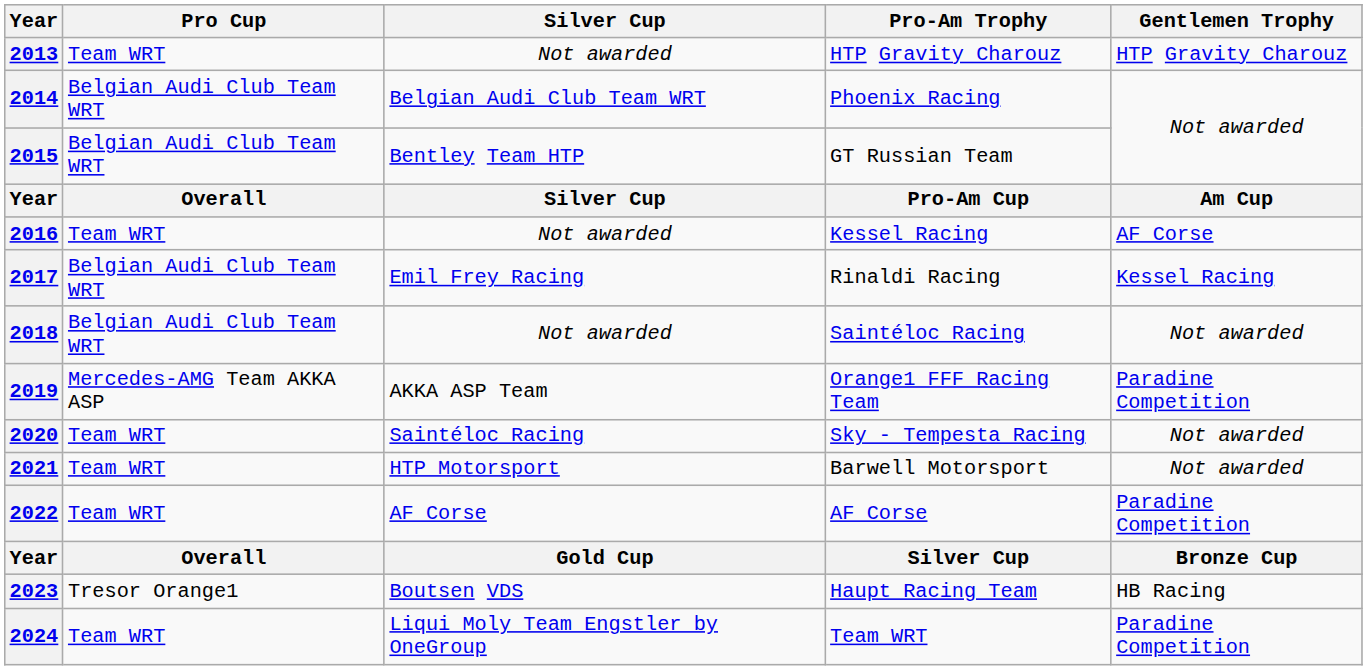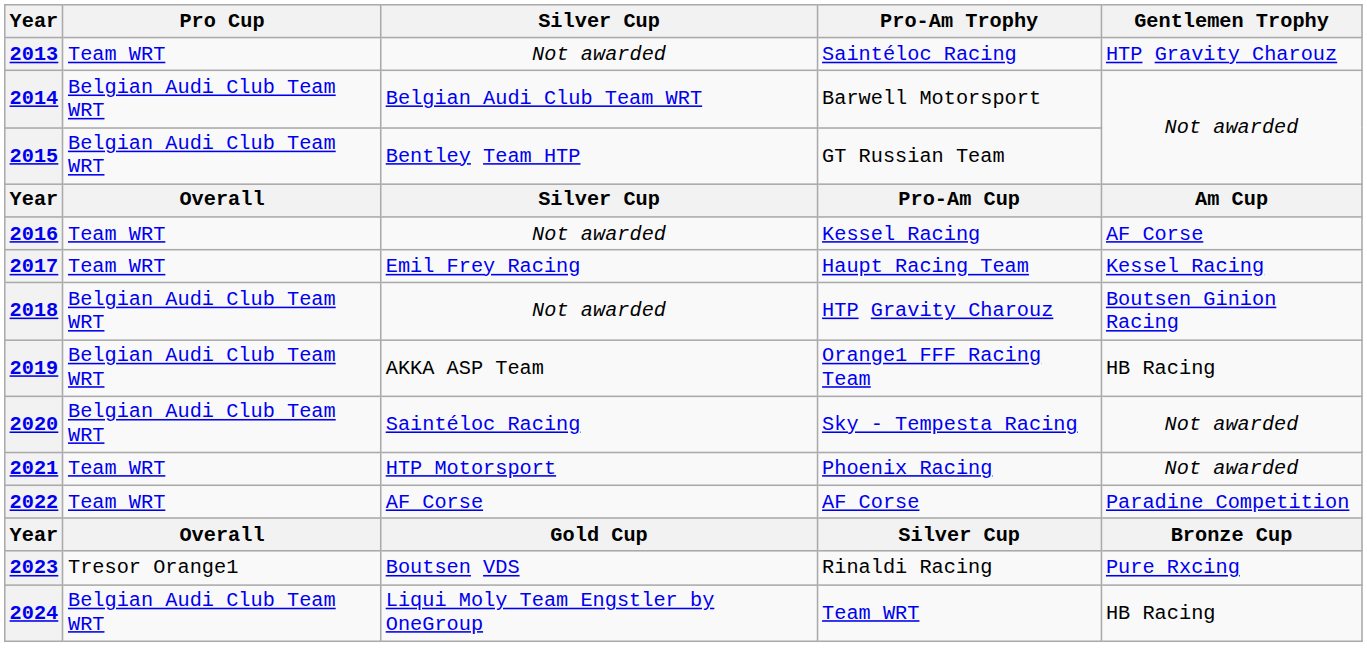(946, 54) HTP Gravity Charouz -> (919, 54) Saintéloc Racing
(915, 99) Phoenix Racing -> (932, 99) Barwell Motorsport
(202, 278) Belgian Audi Club Team WRT -> (117, 266) Team WRT
(915, 278) Rinaldi Racing -> (926, 266) Haupt Racing Team
(927, 335) Saintéloc Racing -> (938, 311) HTP Gravity Charouz
(1237, 335) Not awarded -> (1191, 311) Boutsen Ginion Racing
(202, 391) Mercedes-AMG Team AKKA ASP -> (202, 368) Belgian Audi Club Team WRT
(1183, 391) Paradine Competition -> (1161, 368) HB Racing
(117, 436) Team WRT -> (202, 424) Belgian Audi Club Team WRT
(940, 469) Barwell Motorsport -> (907, 469) Phoenix Racing
(934, 591) Haupt Racing Team -> (907, 568) Rinaldi Racing
(1171, 591) HB Racing -> (1173, 568) Pure Rxcing
(117, 636) Team WRT -> (202, 613) Belgian Audi Club Team WRT
(1183, 636) Paradine Competition -> (1161, 613) HB Racing
